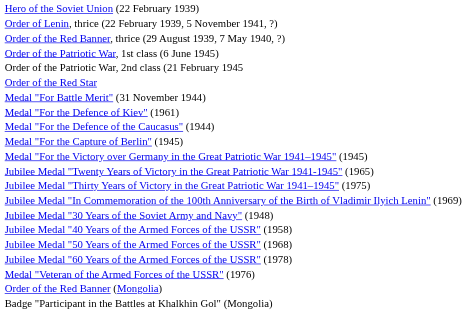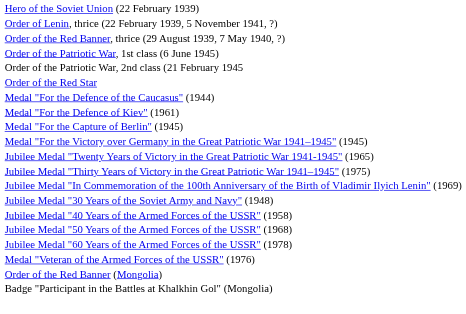- row: (105, 97)
rows swapped: (92, 112) <-> (110, 127)
